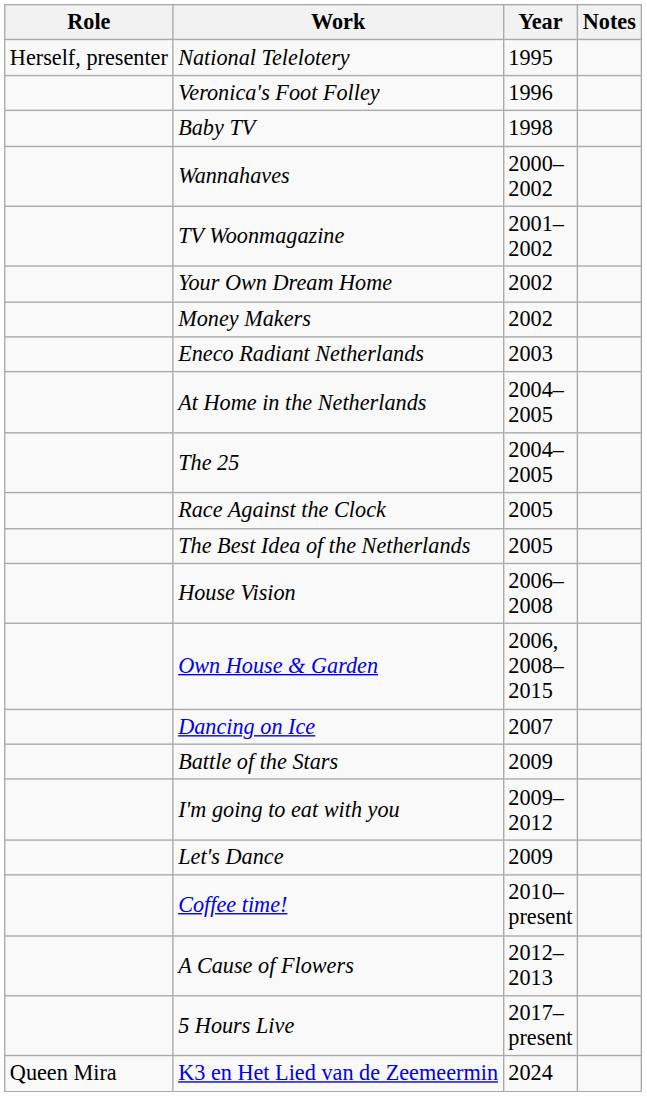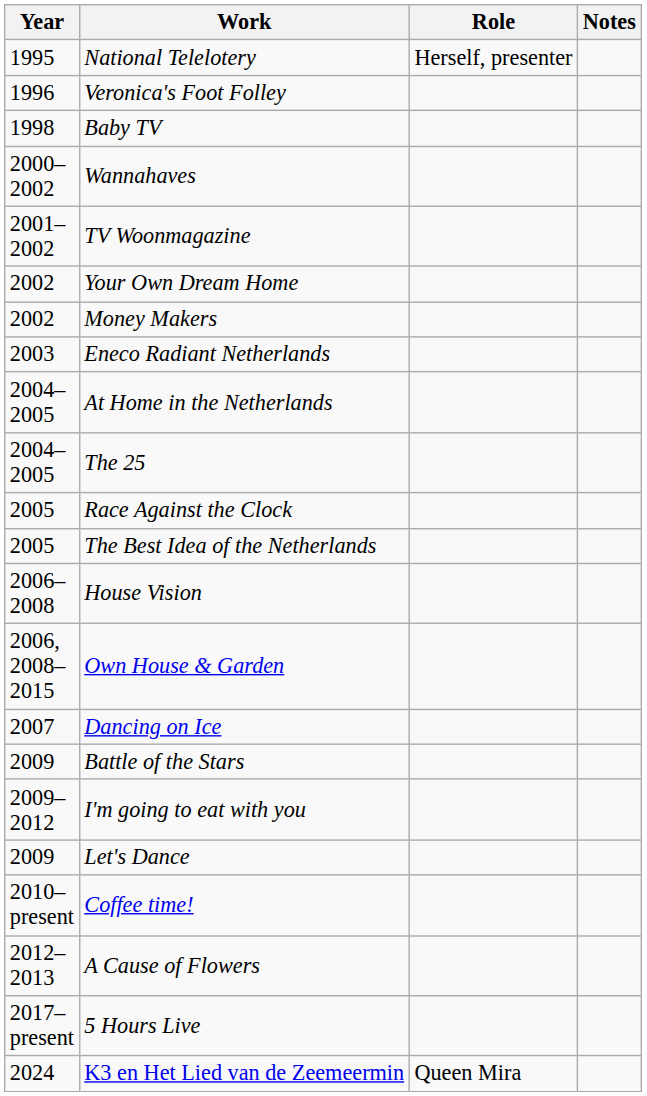columns swapped: (540, 22) <-> (89, 22)
